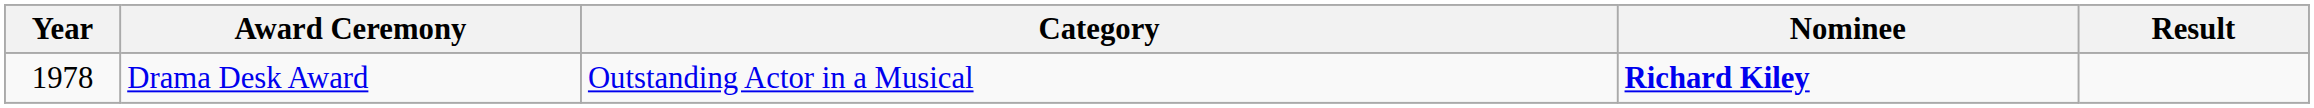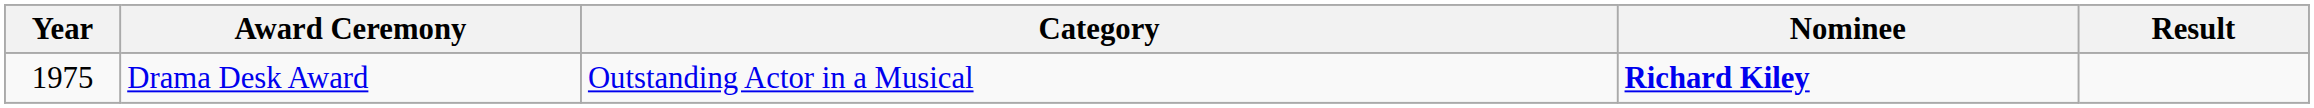(63, 77) 1978 -> (63, 77) 1975
